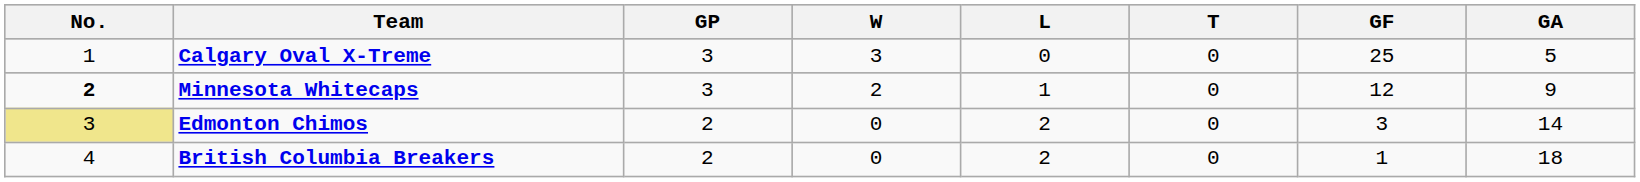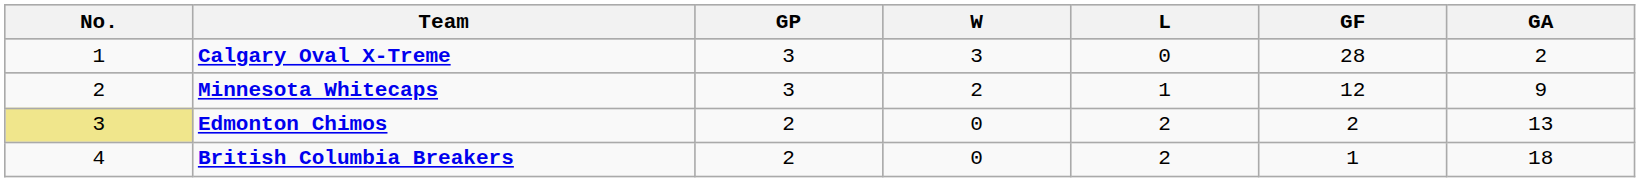- column: (1213, 22)
(1382, 56) 25 -> (1353, 56) 28
(1550, 56) 5 -> (1541, 56) 2
(89, 91) bold -> (99, 91) normal
(1382, 125) 3 -> (1353, 125) 2
(1550, 125) 14 -> (1541, 125) 13
